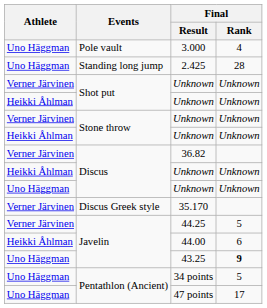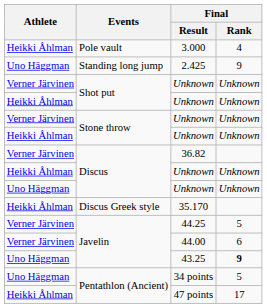(38, 48) Uno Häggman -> (40, 48) Heikki Åhlman
(239, 66) 28 -> (239, 66) 9
(40, 207) Verner Järvinen -> (40, 207) Heikki Åhlman
(40, 242) Heikki Åhlman -> (40, 242) Verner Järvinen
(38, 294) Uno Häggman -> (40, 294) Heikki Åhlman
